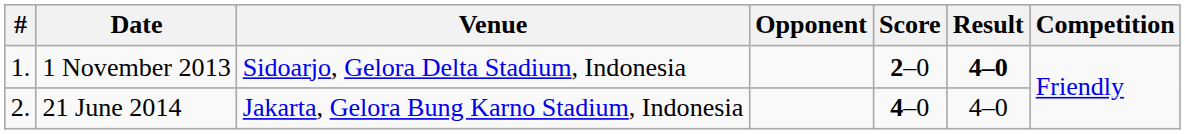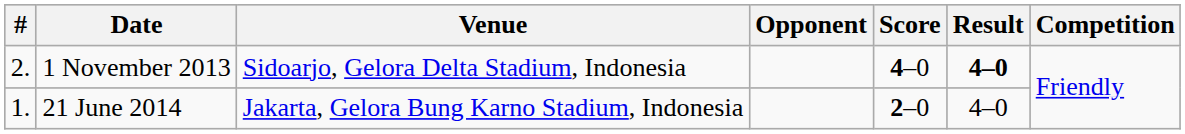(21, 66) 1. -> (21, 66) 2.
(910, 66) 2–0 -> (910, 66) 4–0
(21, 107) 2. -> (21, 107) 1.
(910, 107) 4–0 -> (910, 107) 2–0
